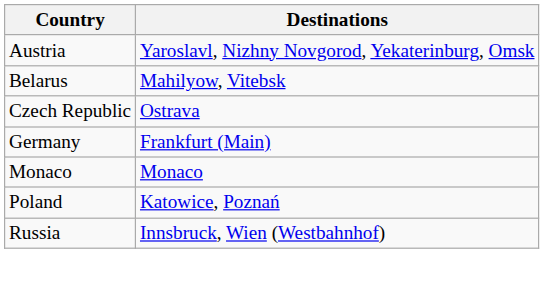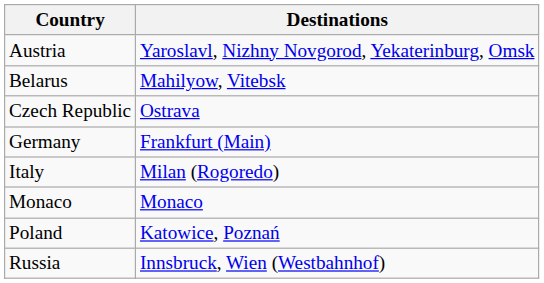+ row: (27, 171)
